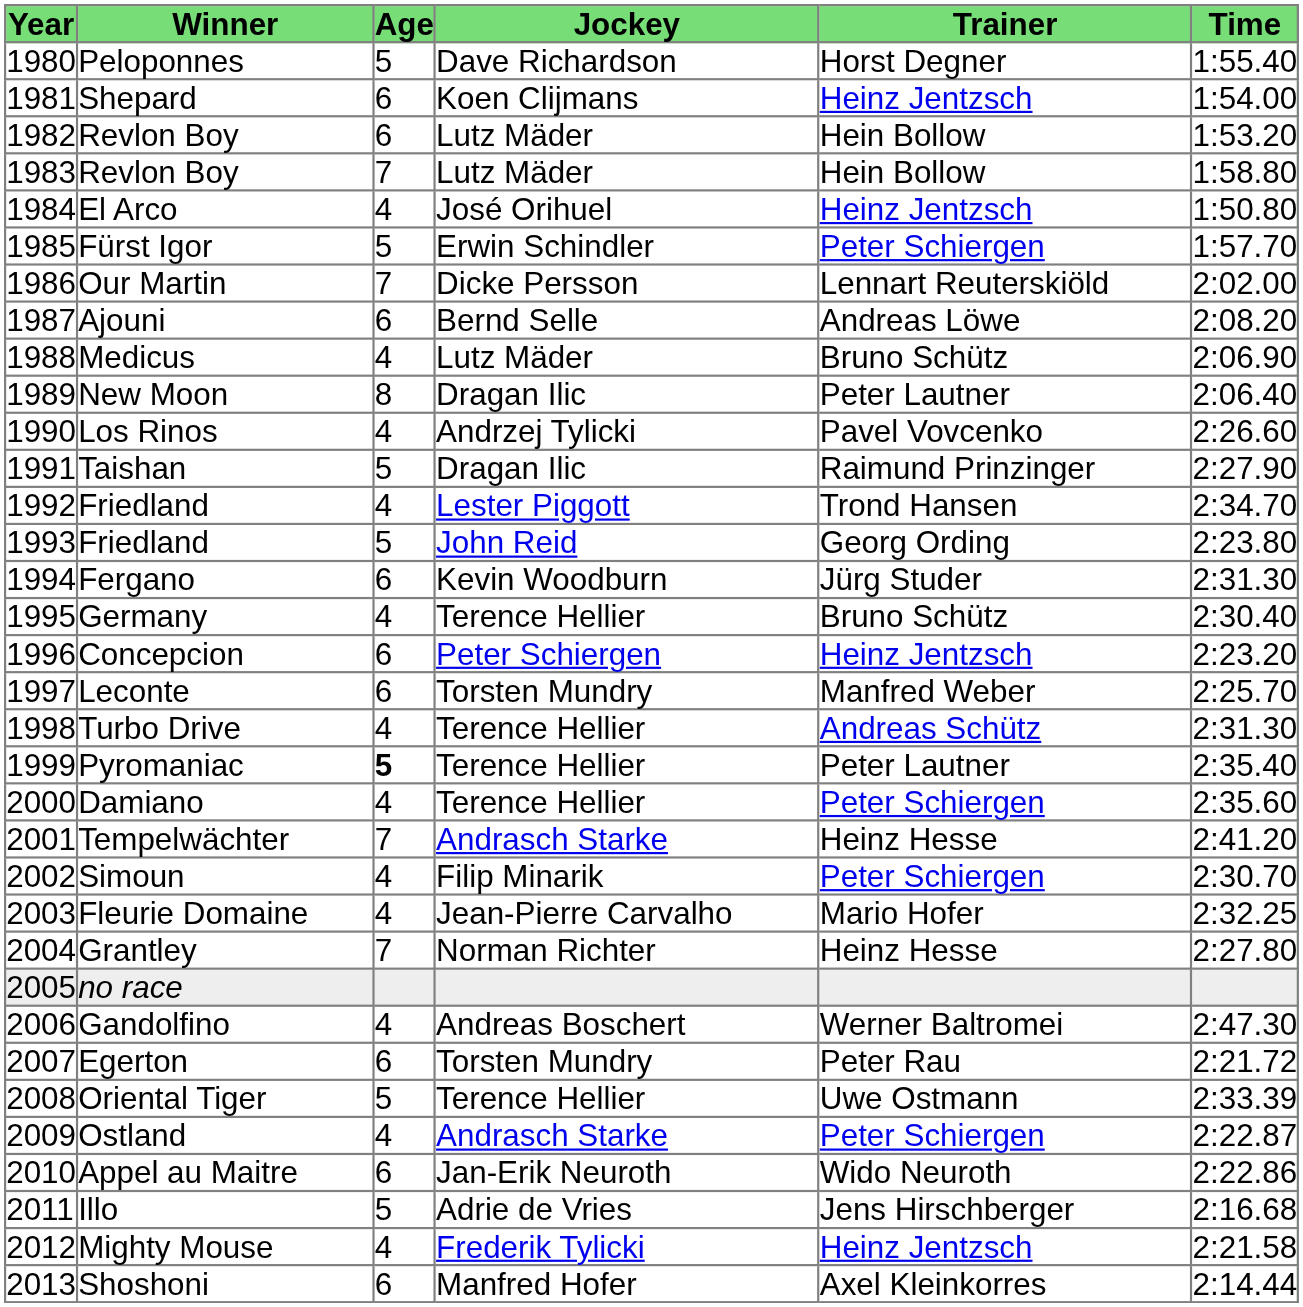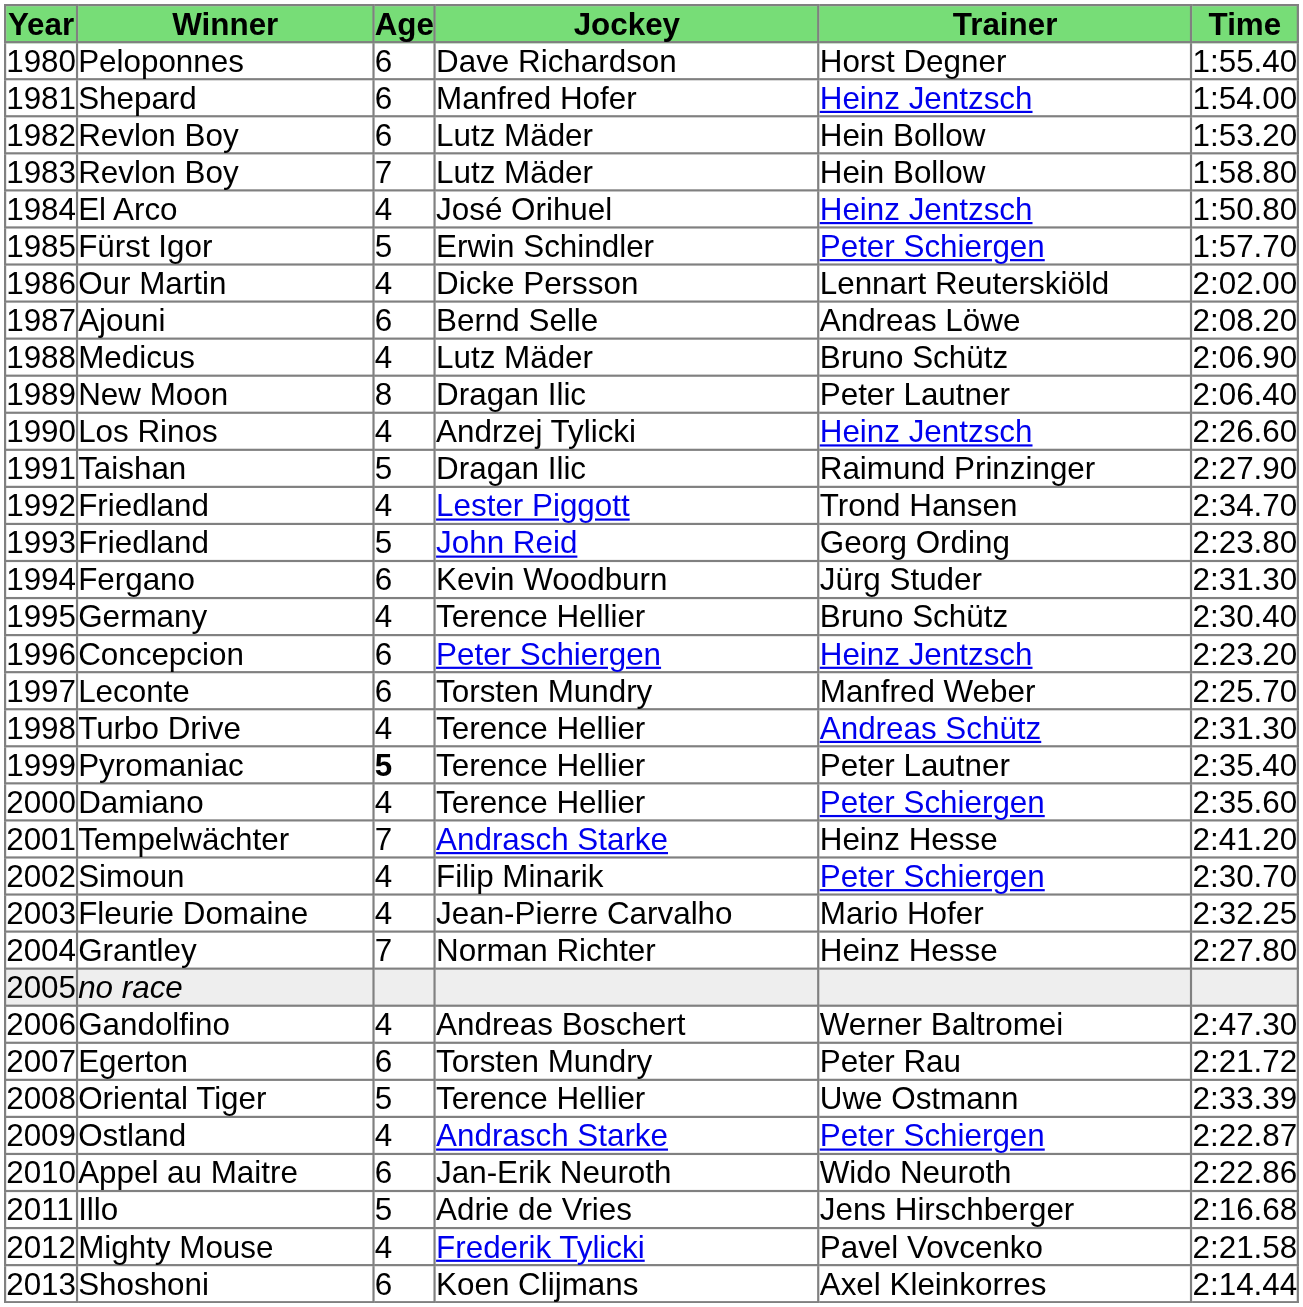(383, 61) 5 -> (383, 61) 6
(537, 98) Koen Clijmans -> (536, 98) Manfred Hofer
(383, 283) 7 -> (383, 283) 4
(931, 431) Pavel Vovcenko -> (926, 431) Heinz Jentzsch
(926, 1247) Heinz Jentzsch -> (931, 1247) Pavel Vovcenko
(536, 1284) Manfred Hofer -> (537, 1284) Koen Clijmans
